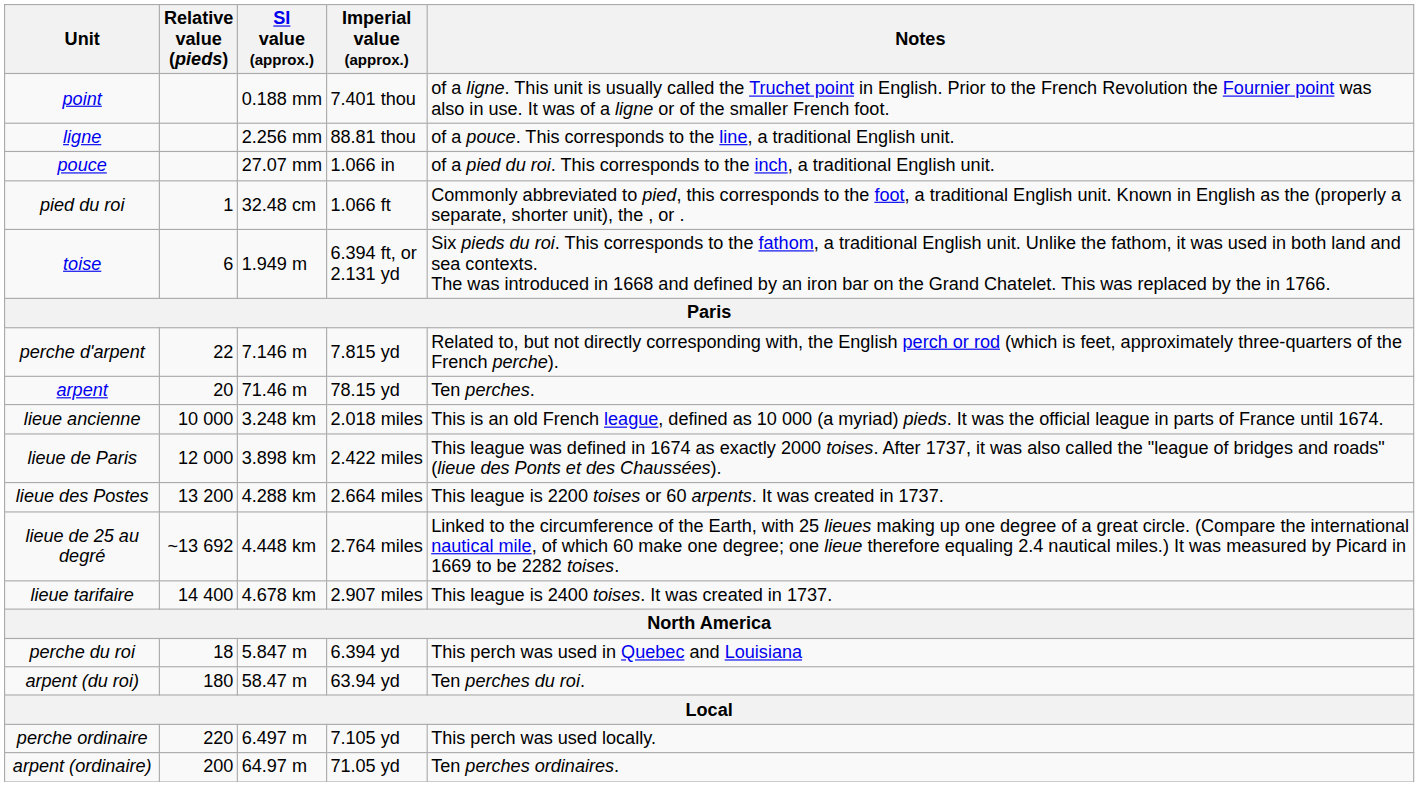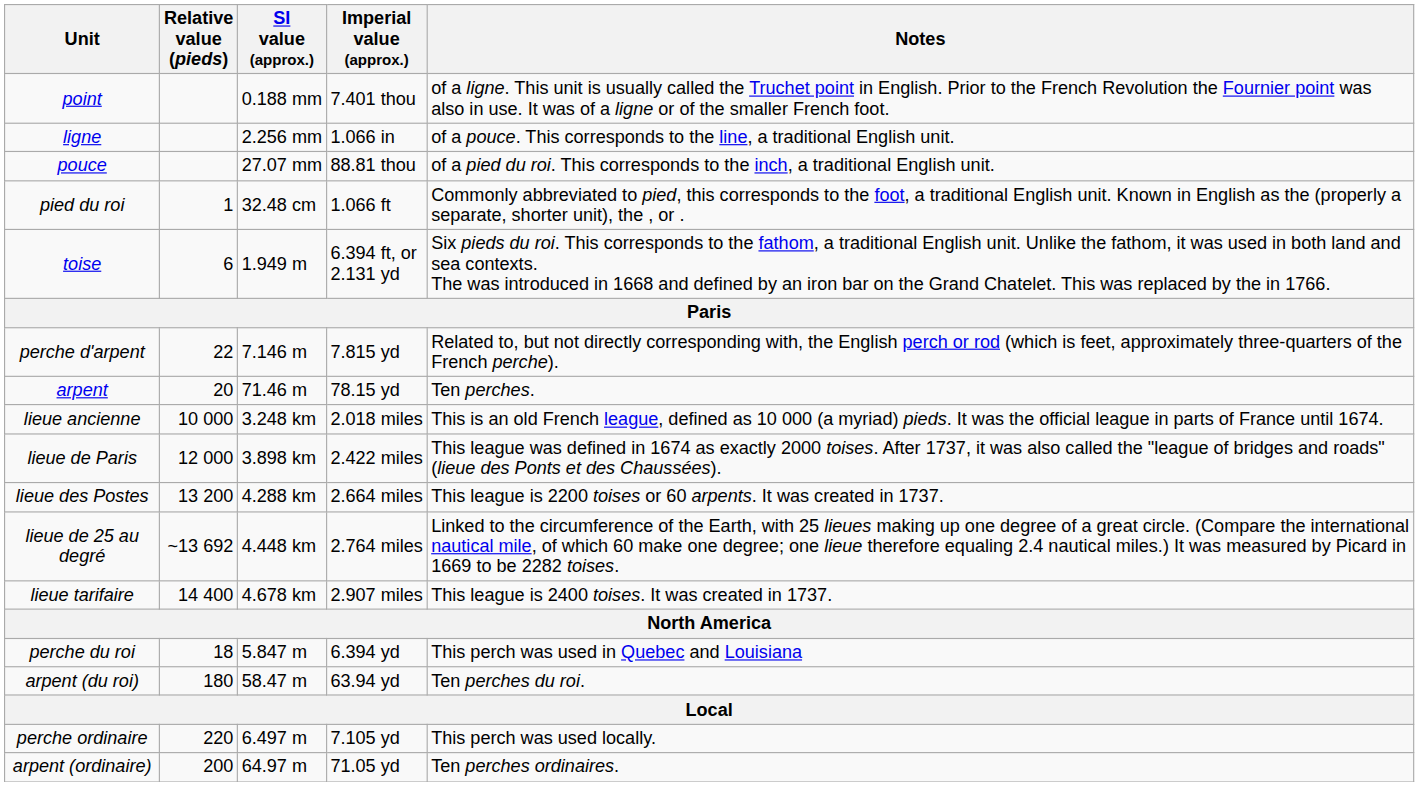(373, 137) 88.81 thou -> (363, 137) 1.066 in
(363, 165) 1.066 in -> (373, 165) 88.81 thou
